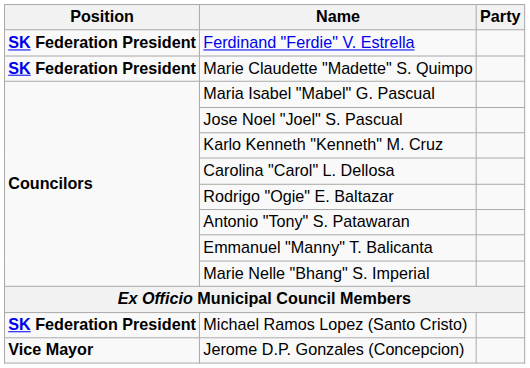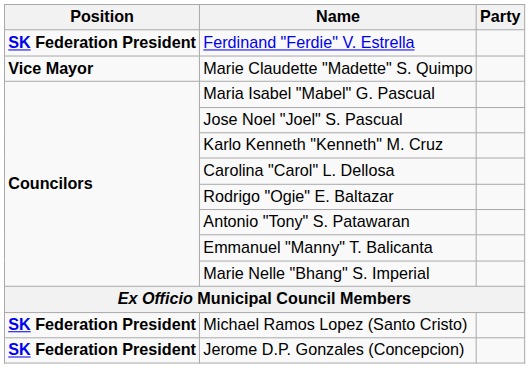(102, 68) SK Federation President -> (51, 68) Vice Mayor
(51, 350) Vice Mayor -> (102, 350) SK Federation President
